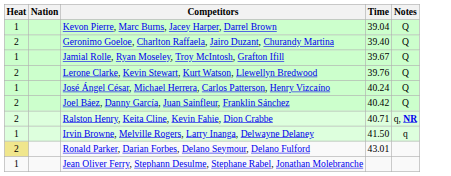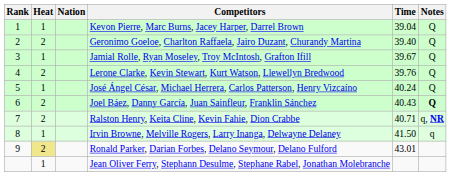+ column: (18, 12)
(378, 103) 40.42 -> (405, 103) 40.43
(405, 103) normal -> (432, 103) bold
